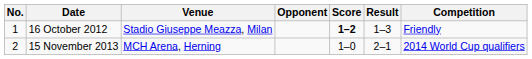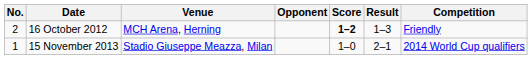(15, 29) 1 -> (15, 29) 2
(198, 29) Stadio Giuseppe Meazza, Milan -> (172, 29) MCH Arena, Herning
(15, 46) 2 -> (15, 46) 1
(172, 46) MCH Arena, Herning -> (198, 46) Stadio Giuseppe Meazza, Milan
